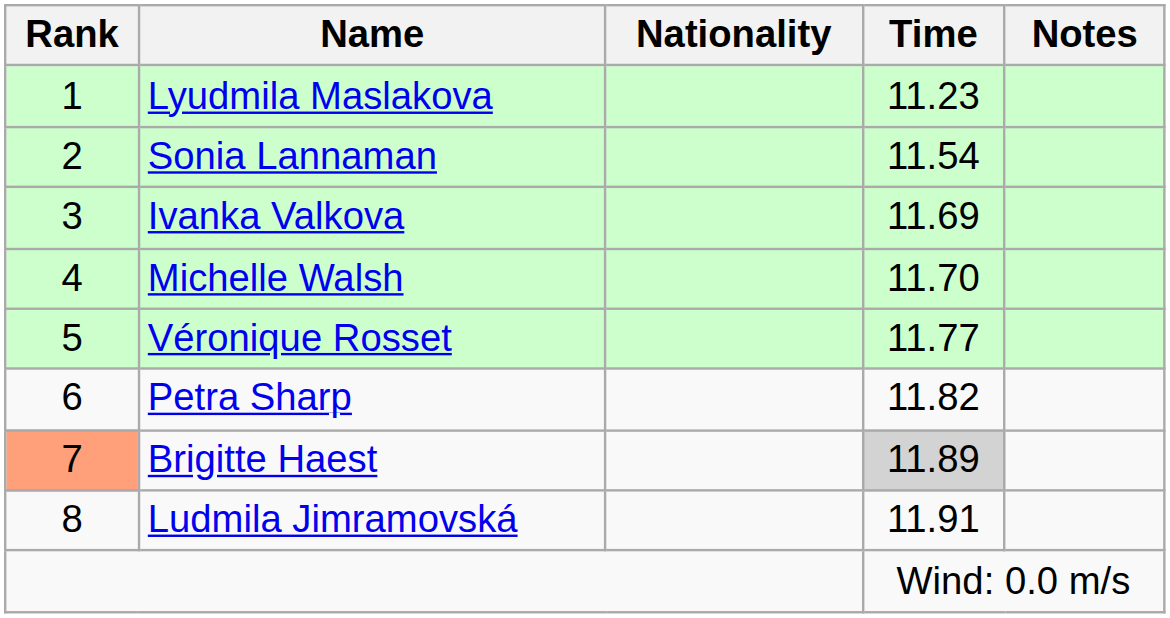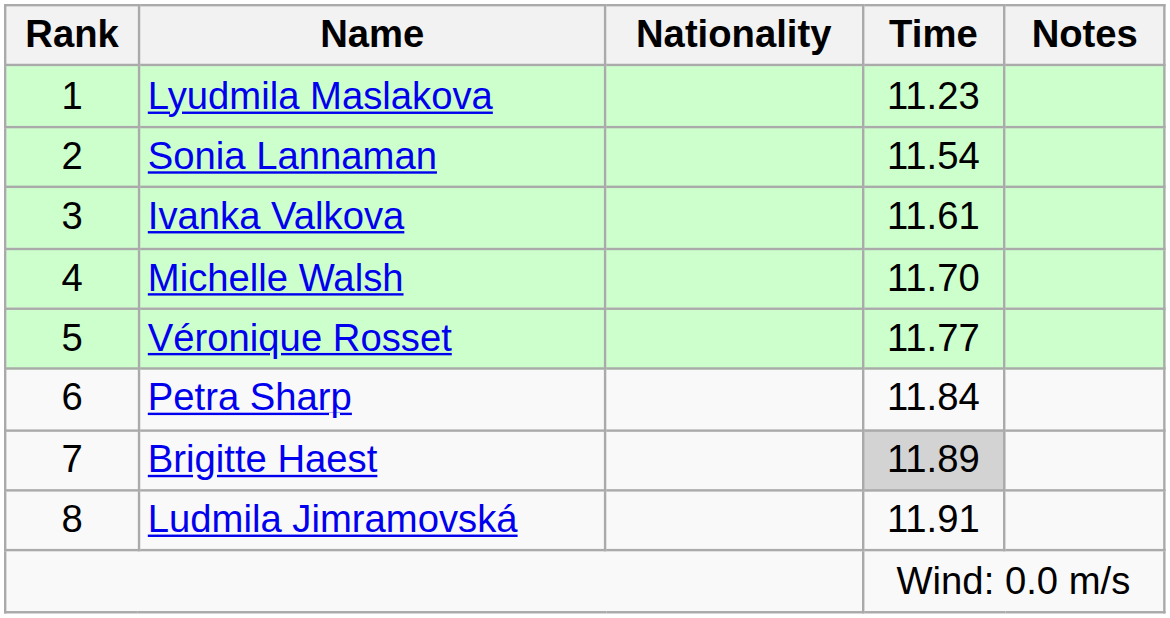(933, 216) 11.69 -> (933, 216) 11.61
(933, 398) 11.82 -> (933, 398) 11.84
(72, 459) lightsalmon background -> (72, 459) no background
